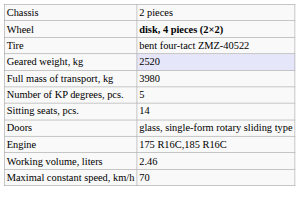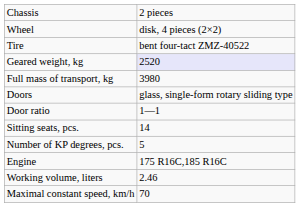(181, 29) bold -> (180, 29) normal
rows swapped: (19, 128) <-> (65, 95)
+ row: (28, 111)
